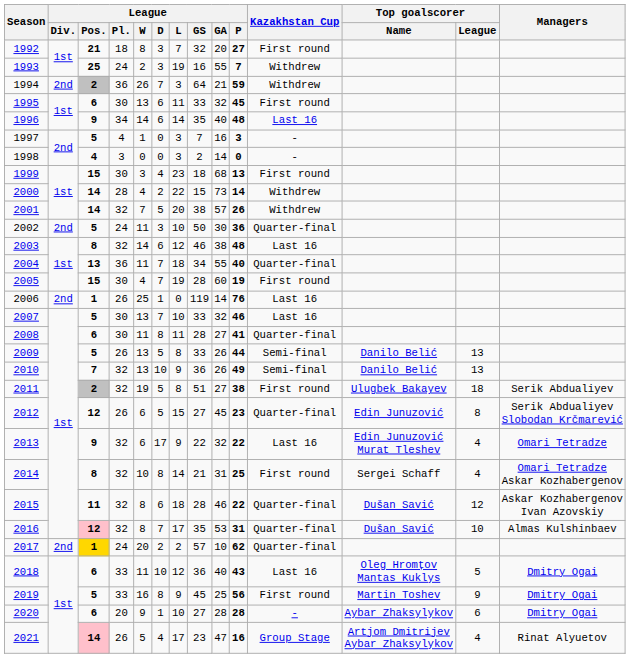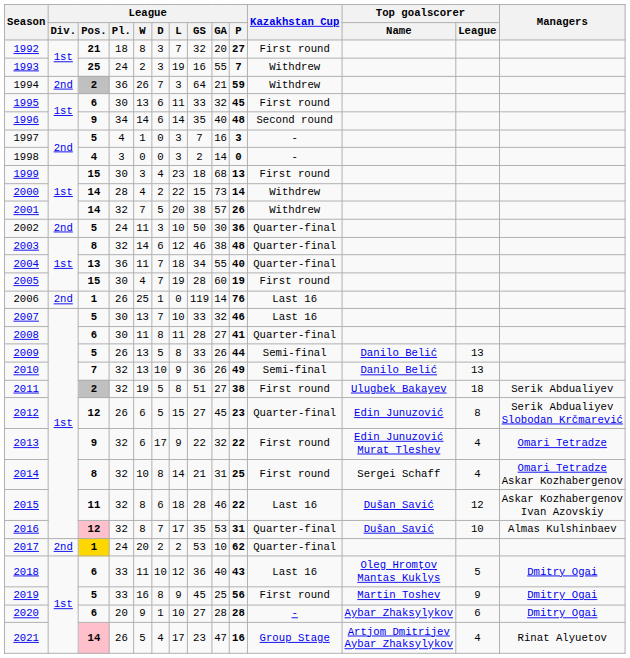(295, 120) Last 16 -> (295, 120) Second round
(295, 246) Last 16 -> (295, 246) Quarter-final
(295, 444) Last 16 -> (295, 444) First round
(295, 505) Quarter-final -> (295, 505) Last 16
(199, 547) 57 -> (199, 547) 53
